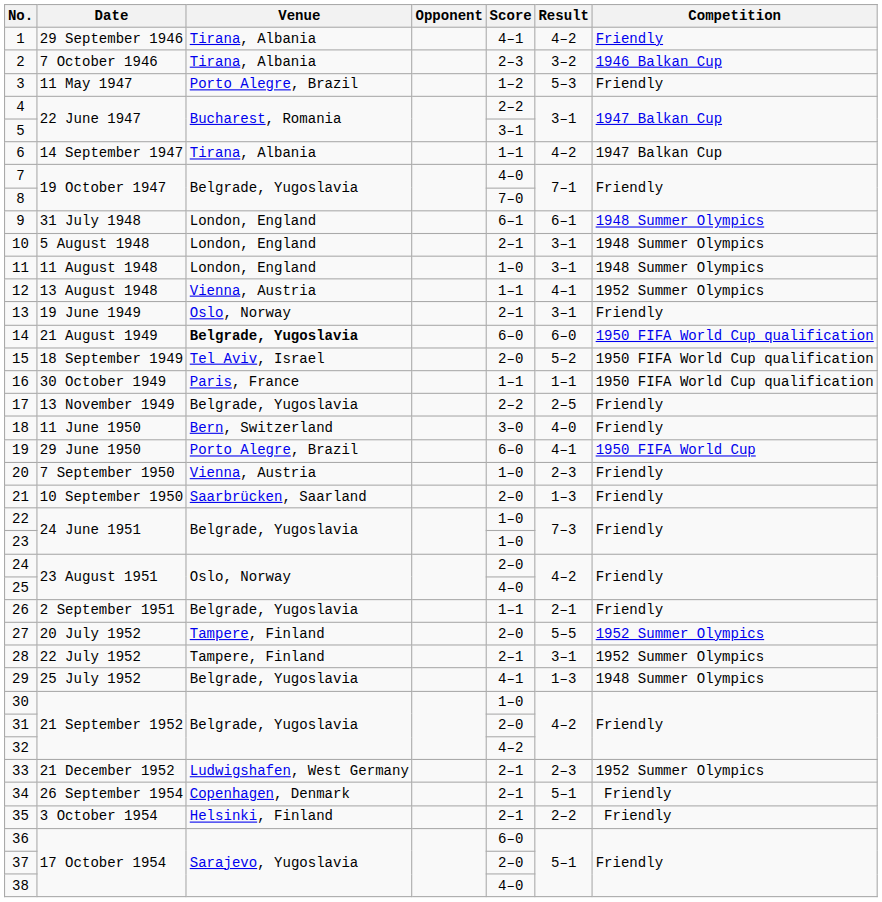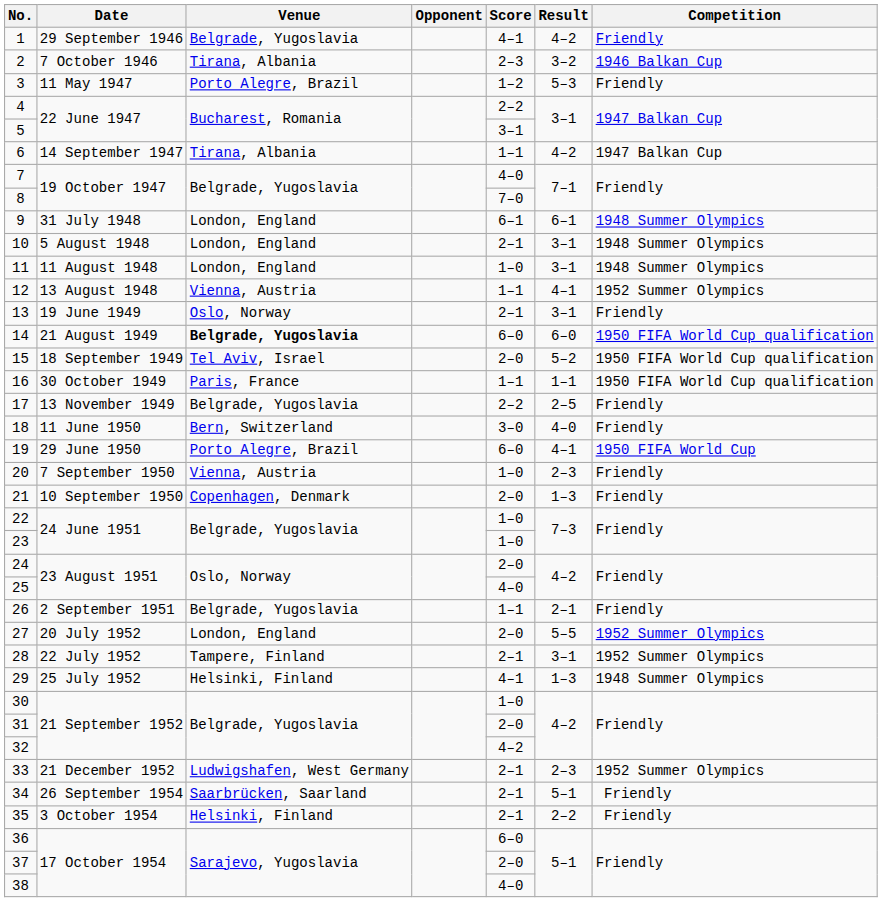(253, 39) Tirana, Albania -> (274, 39) Belgrade, Yugoslavia
(278, 497) Saarbrücken, Saarland -> (270, 497) Copenhagen, Denmark
(257, 634) Tampere, Finland -> (253, 634) London, England
(274, 680) Belgrade, Yugoslavia -> (261, 680) Helsinki, Finland
(270, 794) Copenhagen, Denmark -> (278, 794) Saarbrücken, Saarland
